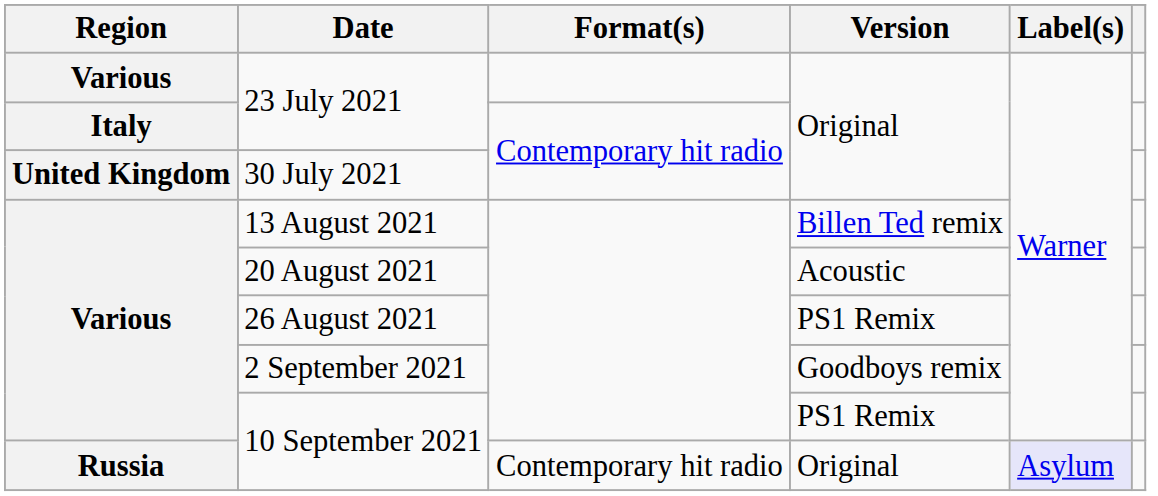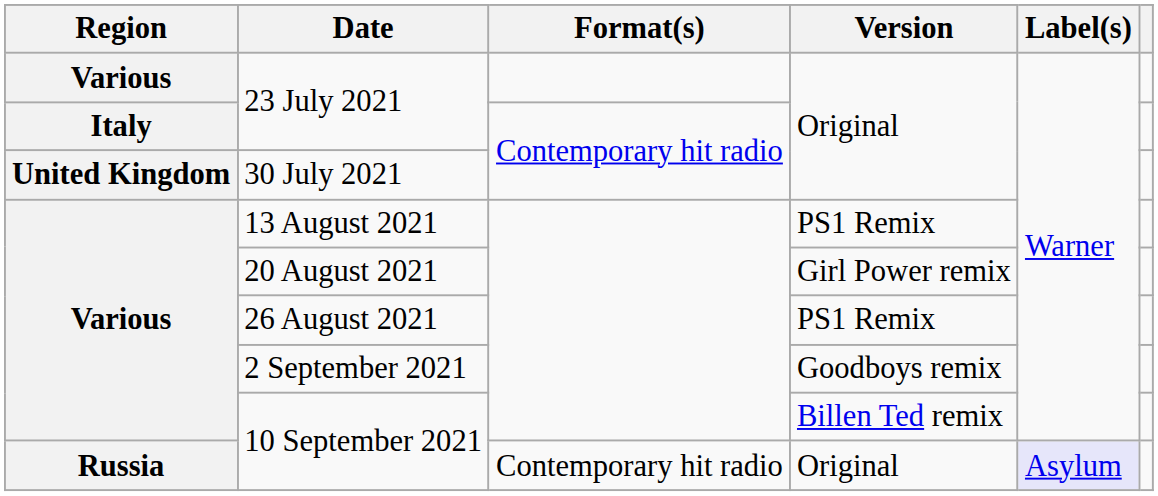(900, 222) Billen Ted remix -> (866, 222) PS1 Remix
(851, 271) Acoustic -> (904, 271) Girl Power remix
(866, 416) PS1 Remix -> (900, 416) Billen Ted remix
